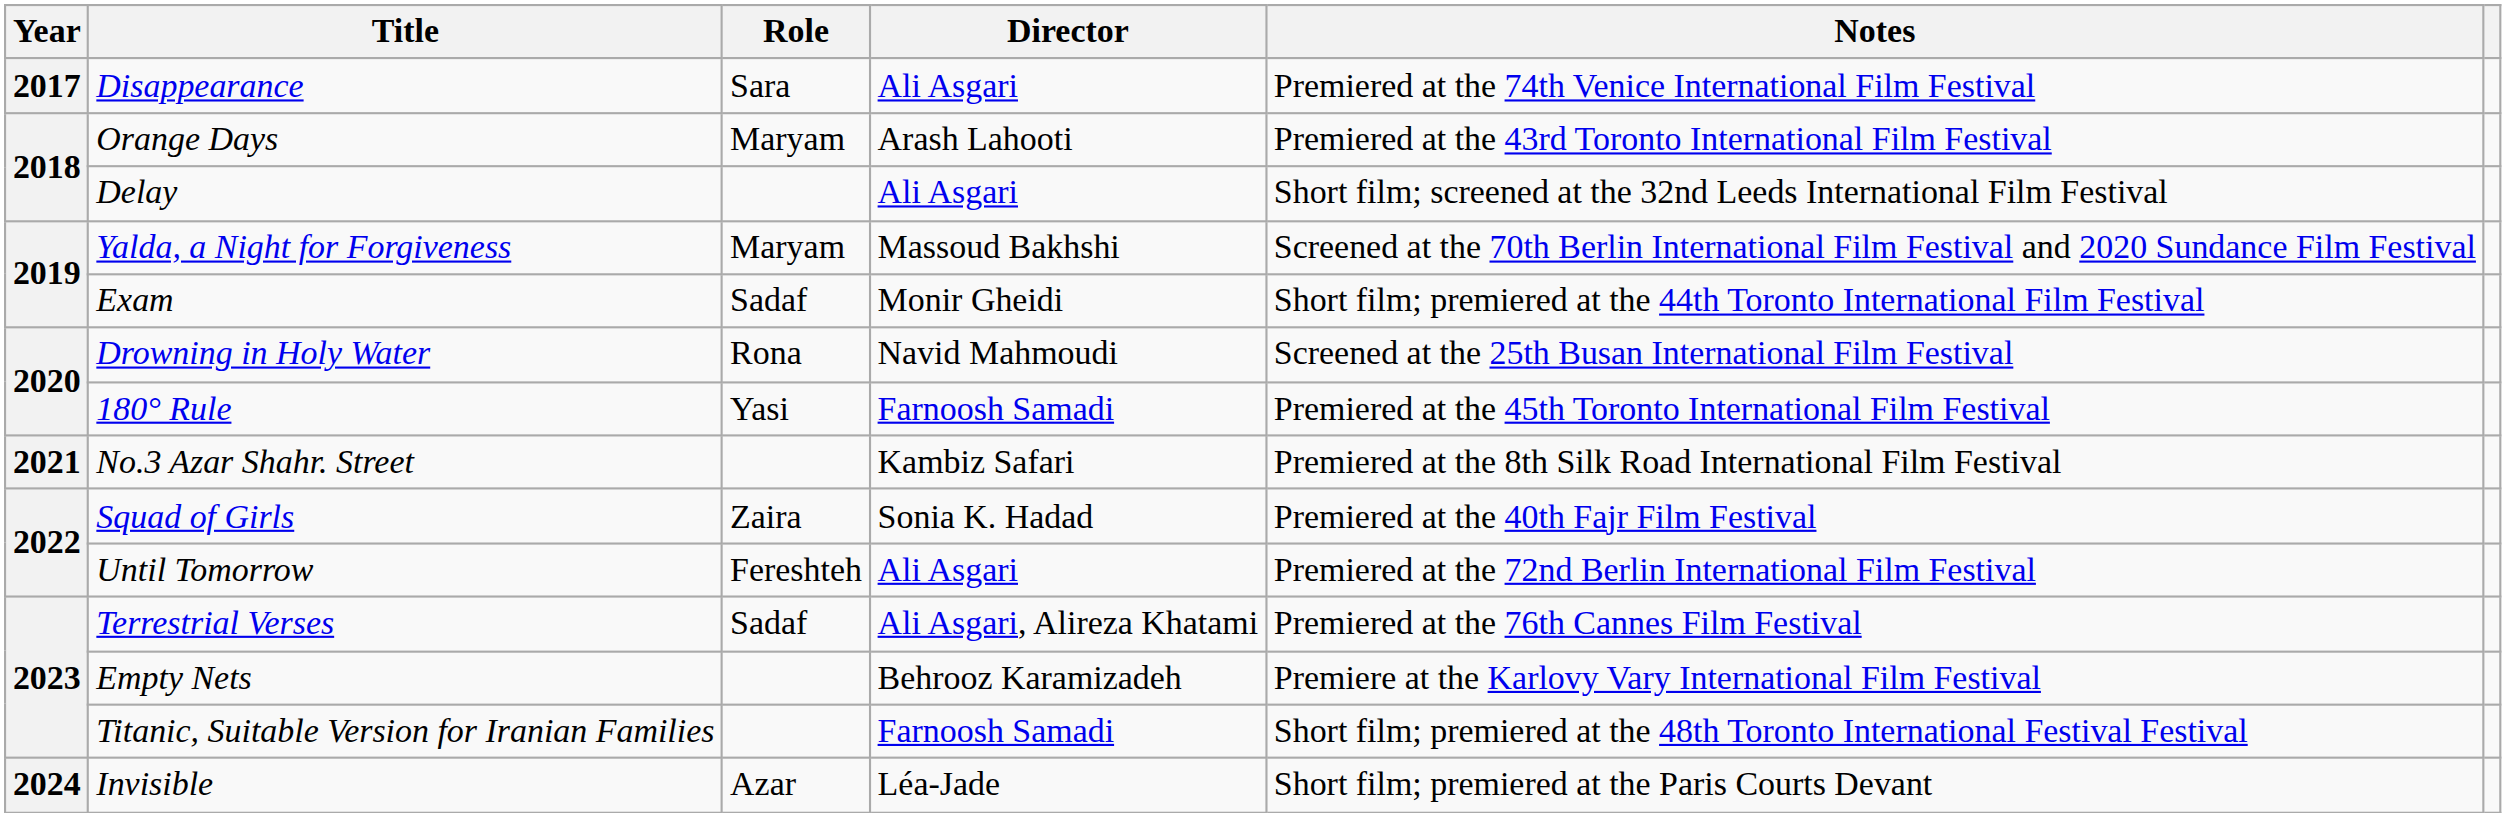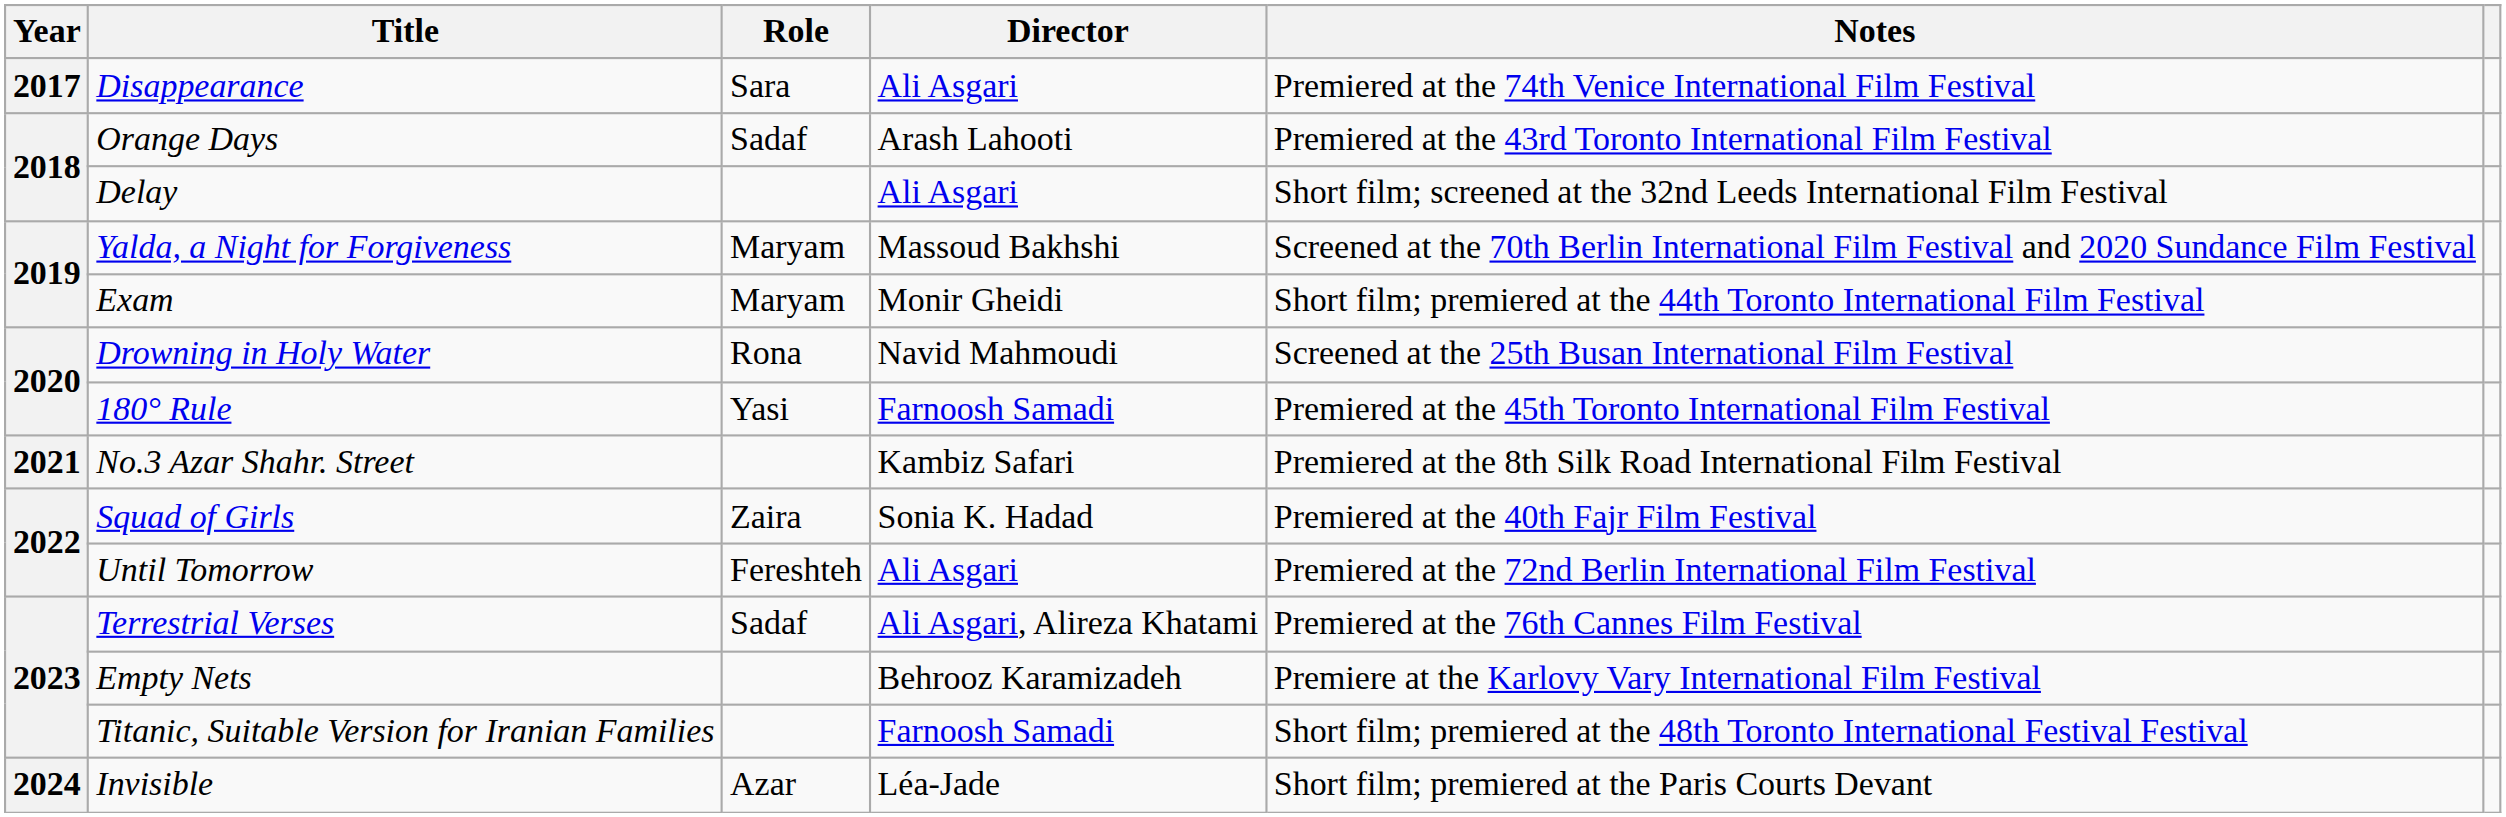(788, 138) Maryam -> (769, 138) Sadaf
(769, 300) Sadaf -> (788, 300) Maryam
